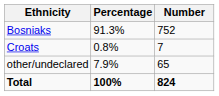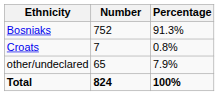columns swapped: (184, 13) <-> (123, 13)
